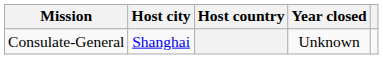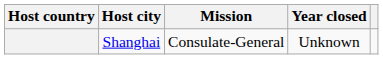columns swapped: (241, 16) <-> (66, 16)
